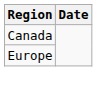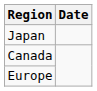+ row: (26, 35)
